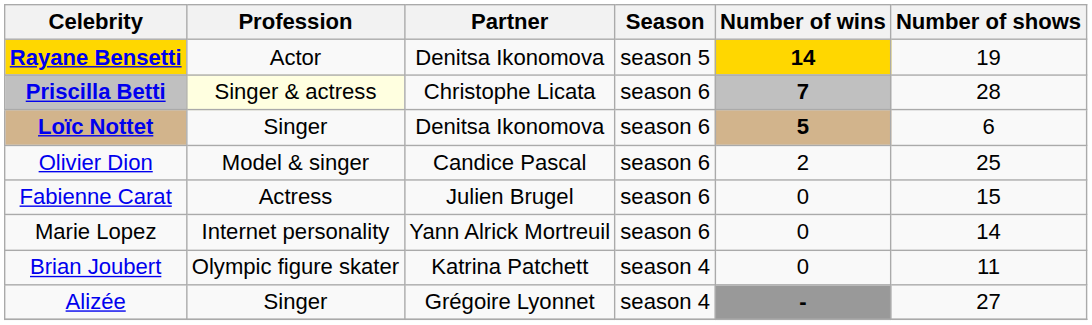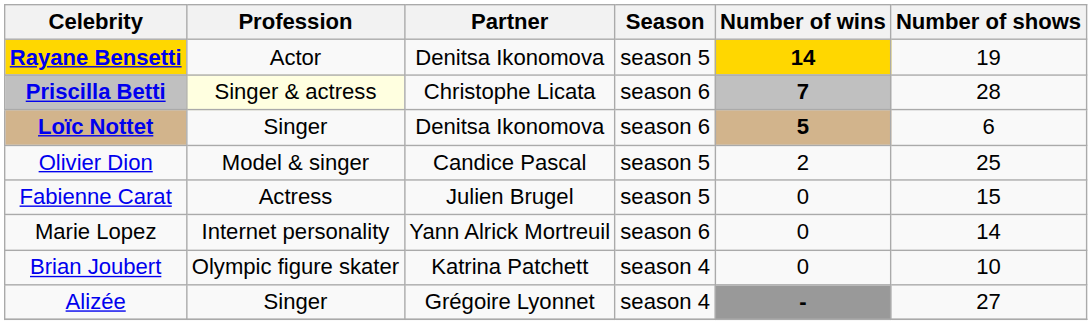(665, 162) season 6 -> (665, 162) season 5
(665, 197) season 6 -> (665, 197) season 5
(989, 267) 11 -> (989, 267) 10
